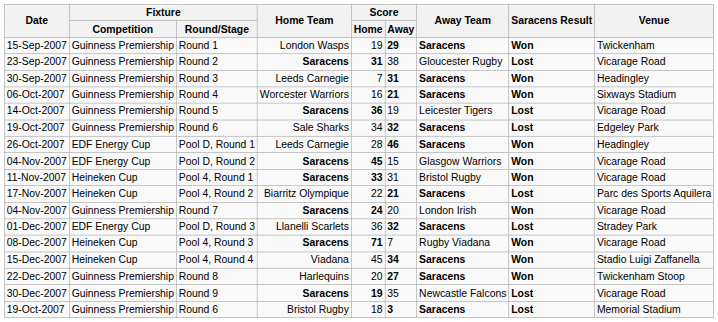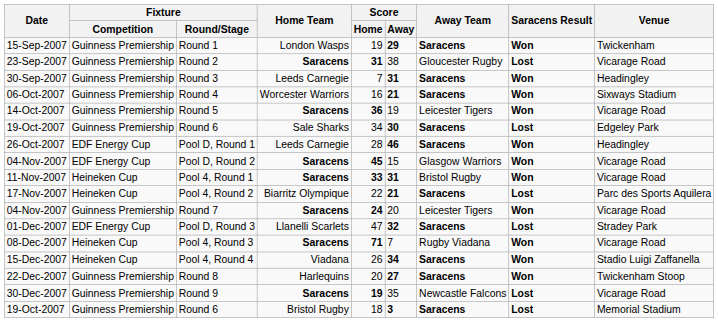(522, 111) Lost -> (522, 111) Won
(393, 128) 32 -> (393, 128) 30
(393, 177) normal -> (393, 177) bold
(448, 210) London Irish -> (456, 210) Leicester Tigers
(377, 227) 36 -> (377, 227) 47
(377, 260) 45 -> (377, 260) 26
